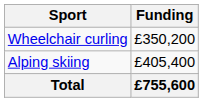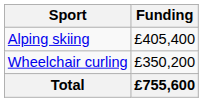rows swapped: (49, 62) <-> (68, 39)
